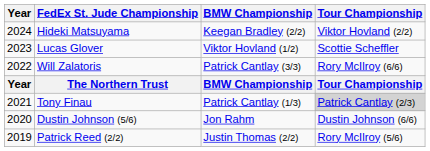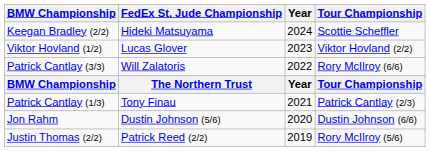columns swapped: (19, 13) <-> (258, 13)
(365, 31) Viktor Hovland (2/2) -> (358, 31) Scottie Scheffler
(358, 48) Scottie Scheffler -> (365, 48) Viktor Hovland (2/2)
(366, 102) lightgrey background -> (366, 102) no background
